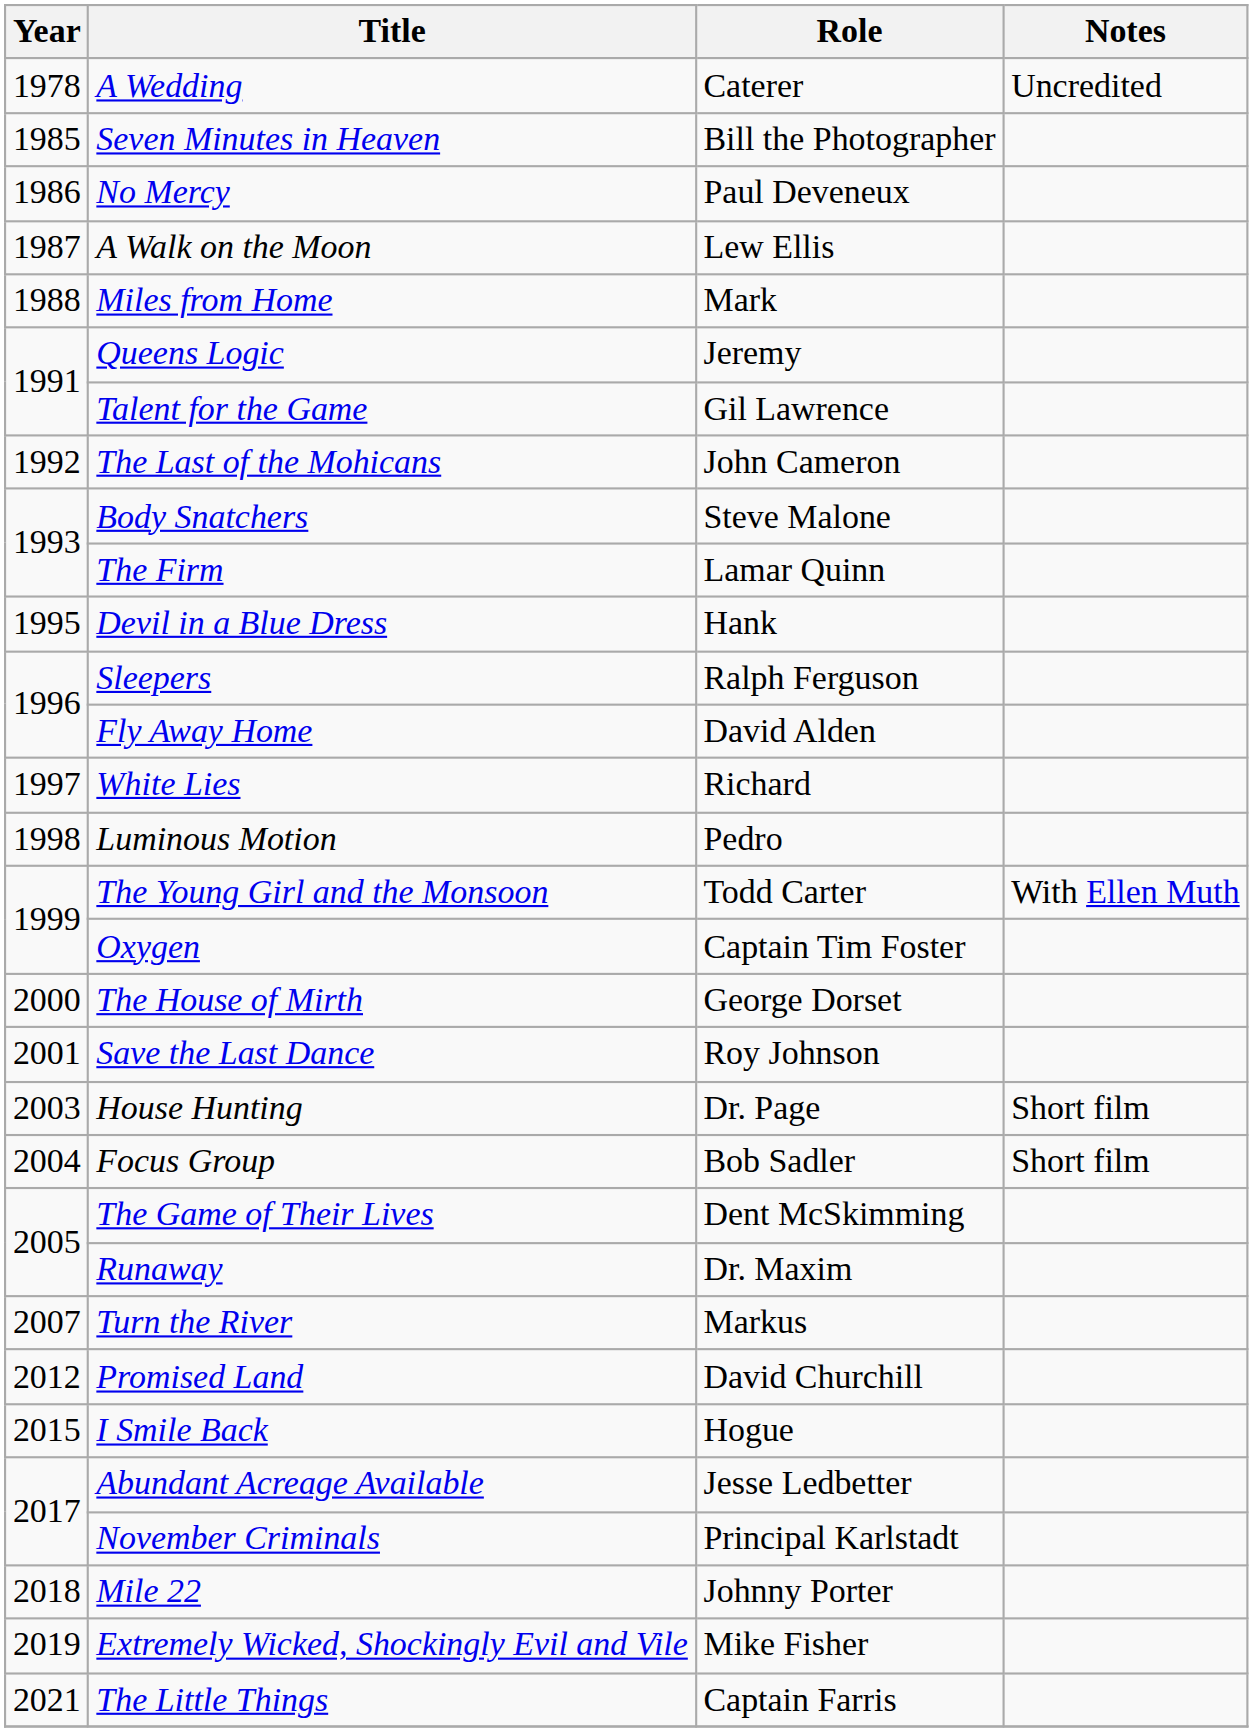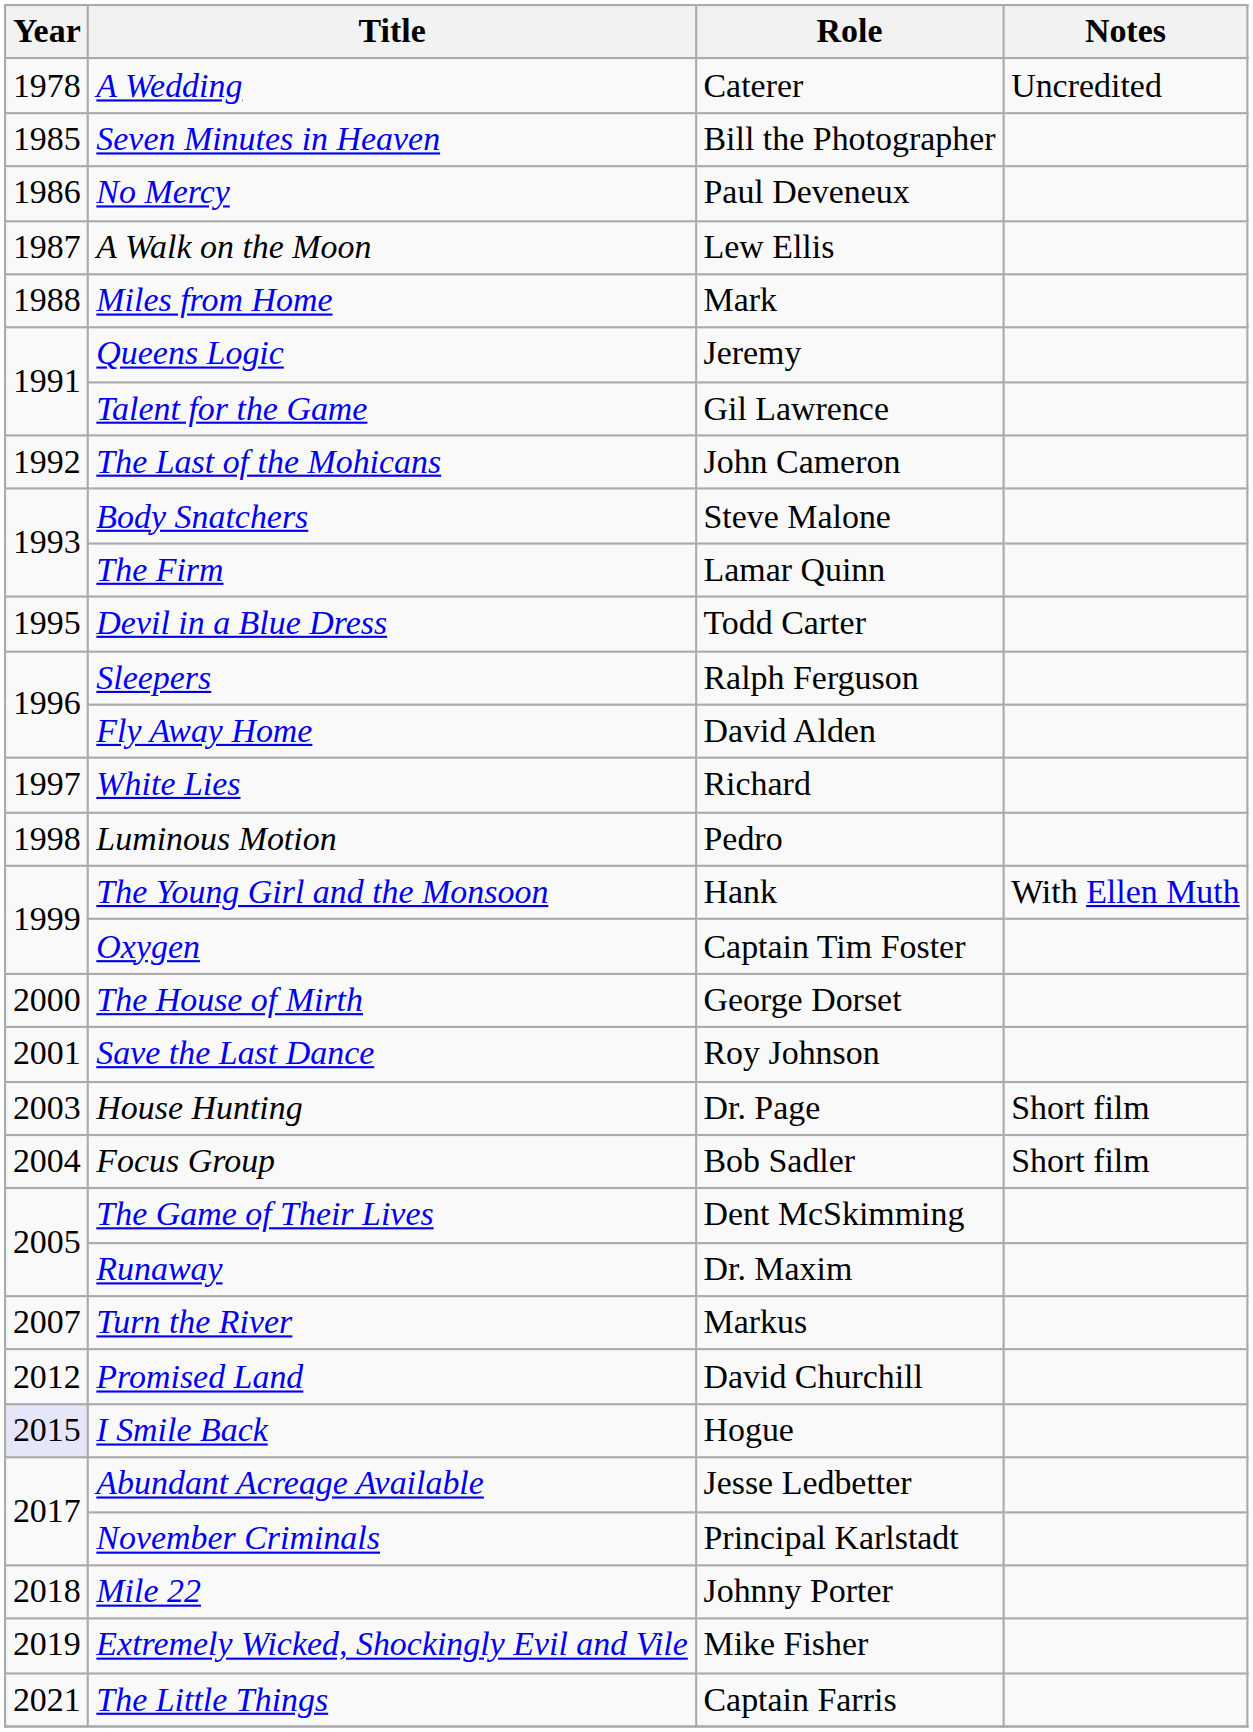(740, 623) Hank -> (785, 623) Todd Carter
(785, 892) Todd Carter -> (740, 892) Hank
(47, 1430) no background -> (47, 1430) lavender background
